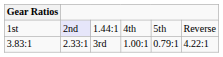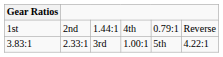(70, 28) lavender background -> (70, 28) no background
(160, 28) 5th -> (166, 28) 0.79:1
(166, 44) 0.79:1 -> (160, 44) 5th
